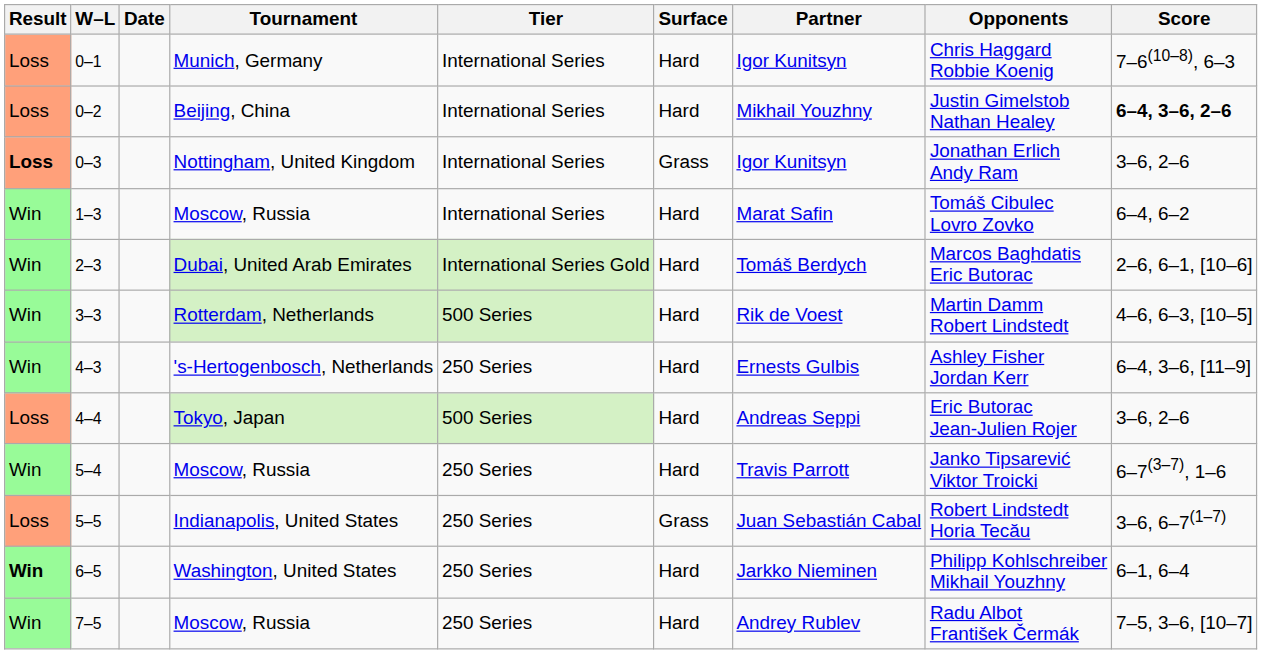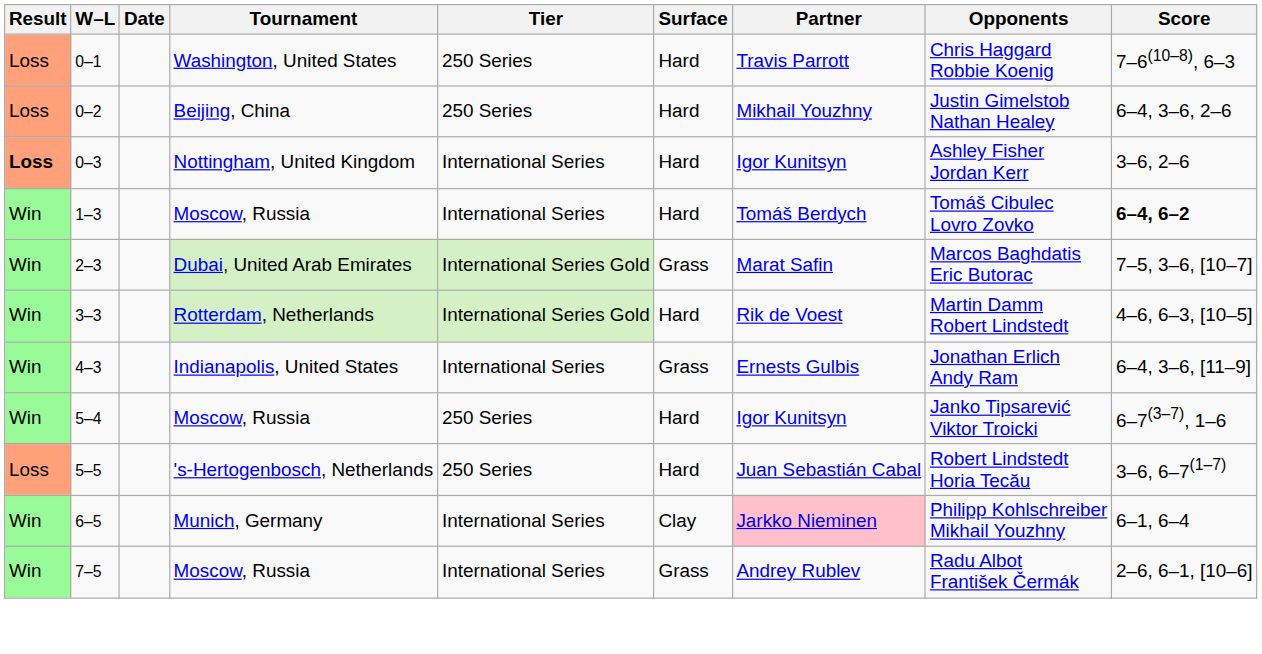(248, 60) Munich, Germany -> (285, 60) Washington, United States
(523, 60) International Series -> (487, 60) 250 Series
(792, 60) Igor Kunitsyn -> (793, 60) Travis Parrott
(523, 111) International Series -> (487, 111) 250 Series
(1174, 111) bold -> (1174, 111) normal
(684, 162) Grass -> (679, 162) Hard
(995, 162) Jonathan Erlich Andy Ram -> (987, 162) Ashley Fisher Jordan Kerr
(785, 213) Marat Safin -> (801, 213) Tomáš Berdych
(1153, 213) normal -> (1153, 213) bold
(679, 264) Hard -> (684, 264) Grass
(801, 264) Tomáš Berdych -> (785, 264) Marat Safin
(1184, 264) 2–6, 6–1, [10–6] -> (1184, 264) 7–5, 3–6, [10–7]
(487, 315) 500 Series -> (546, 315) International Series Gold
(303, 367) 's-Hertogenbosch, Netherlands -> (286, 367) Indianapolis, United States
(487, 367) 250 Series -> (523, 367) International Series
(679, 367) Hard -> (684, 367) Grass
(987, 367) Ashley Fisher Jordan Kerr -> (995, 367) Jonathan Erlich Andy Ram
- row: (88, 419)
(793, 469) Travis Parrott -> (792, 418) Igor Kunitsyn
(286, 520) Indianapolis, United States -> (303, 469) 's-Hertogenbosch, Netherlands
(684, 520) Grass -> (679, 469) Hard
(26, 571) bold -> (25, 520) normal
(285, 571) Washington, United States -> (248, 520) Munich, Germany
(487, 571) 250 Series -> (523, 520) International Series
(679, 571) Hard -> (677, 520) Clay
(807, 571) no background -> (807, 520) pink background
(487, 623) 250 Series -> (523, 571) International Series
(679, 623) Hard -> (684, 571) Grass
(1184, 623) 7–5, 3–6, [10–7] -> (1184, 571) 2–6, 6–1, [10–6]
